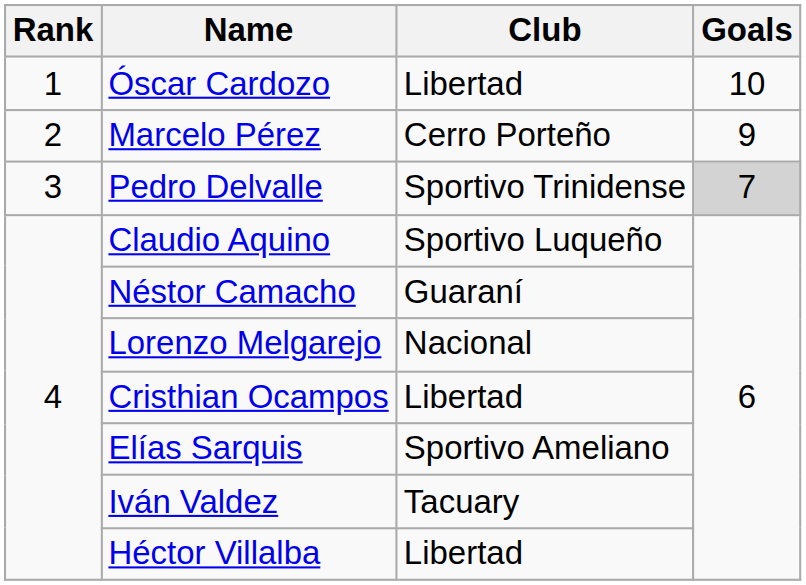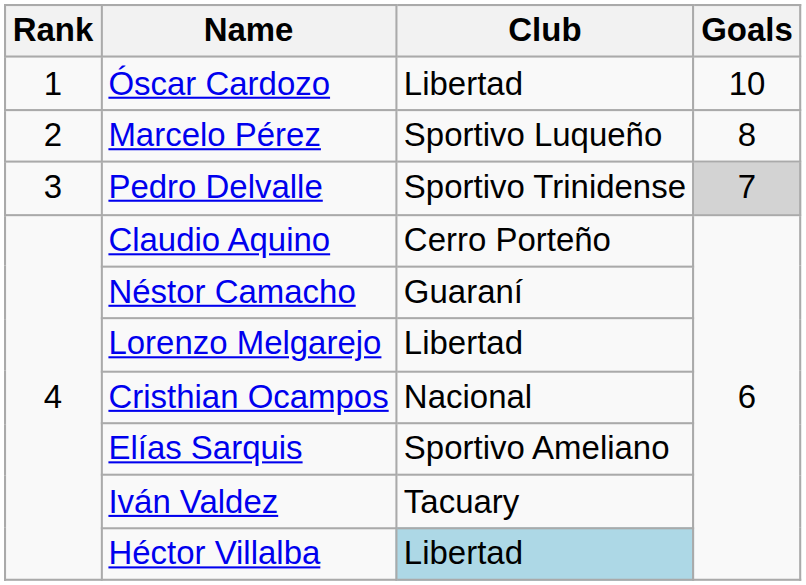(507, 135) Cerro Porteño -> (533, 135) Sportivo Luqueño
(747, 135) 9 -> (747, 135) 8
(533, 239) Sportivo Luqueño -> (507, 239) Cerro Porteño
(468, 344) Nacional -> (463, 344) Libertad
(463, 396) Libertad -> (468, 396) Nacional
(463, 553) no background -> (463, 553) lightblue background
